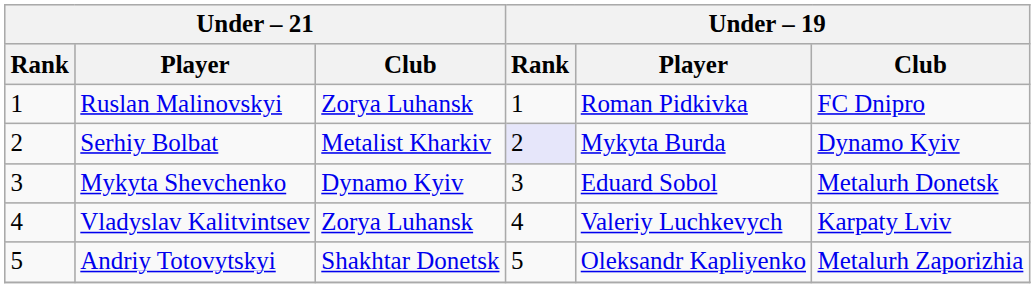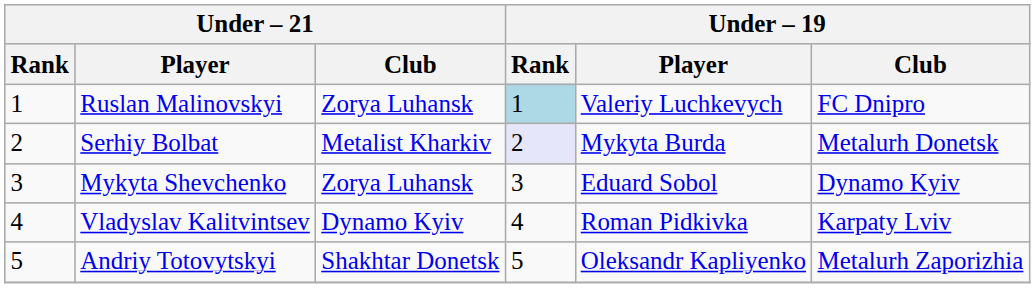(517, 103) no background -> (517, 103) lightblue background
(664, 103) Roman Pidkivka -> (682, 103) Valeriy Luchkevych
(889, 143) Dynamo Kyiv -> (908, 143) Metalurh Donetsk
(392, 182) Dynamo Kyiv -> (397, 182) Zorya Luhansk
(908, 182) Metalurh Donetsk -> (889, 182) Dynamo Kyiv
(397, 222) Zorya Luhansk -> (392, 222) Dynamo Kyiv
(682, 222) Valeriy Luchkevych -> (664, 222) Roman Pidkivka
